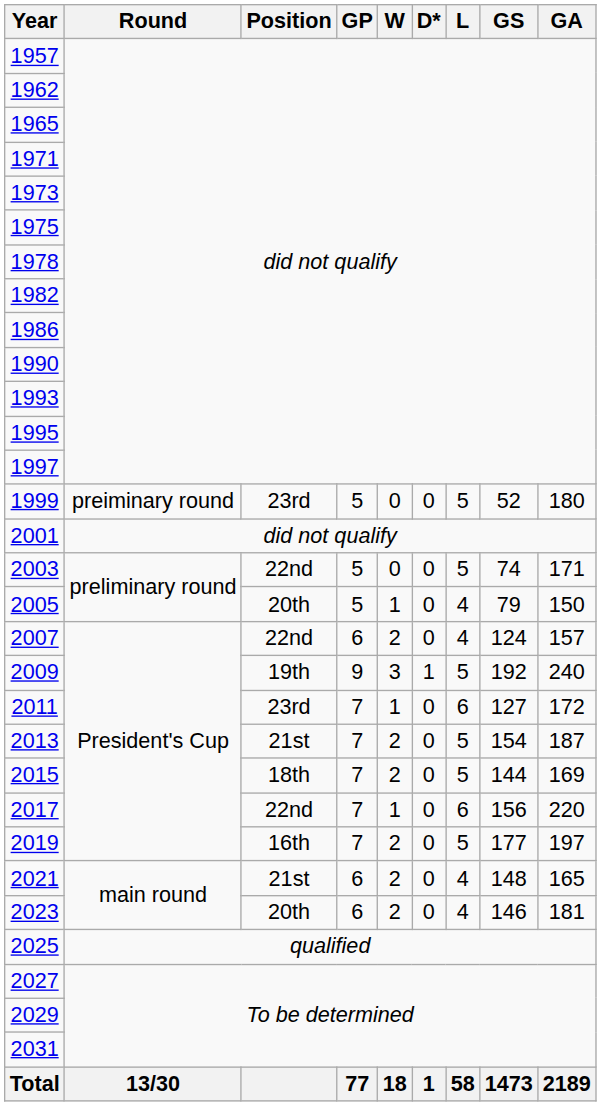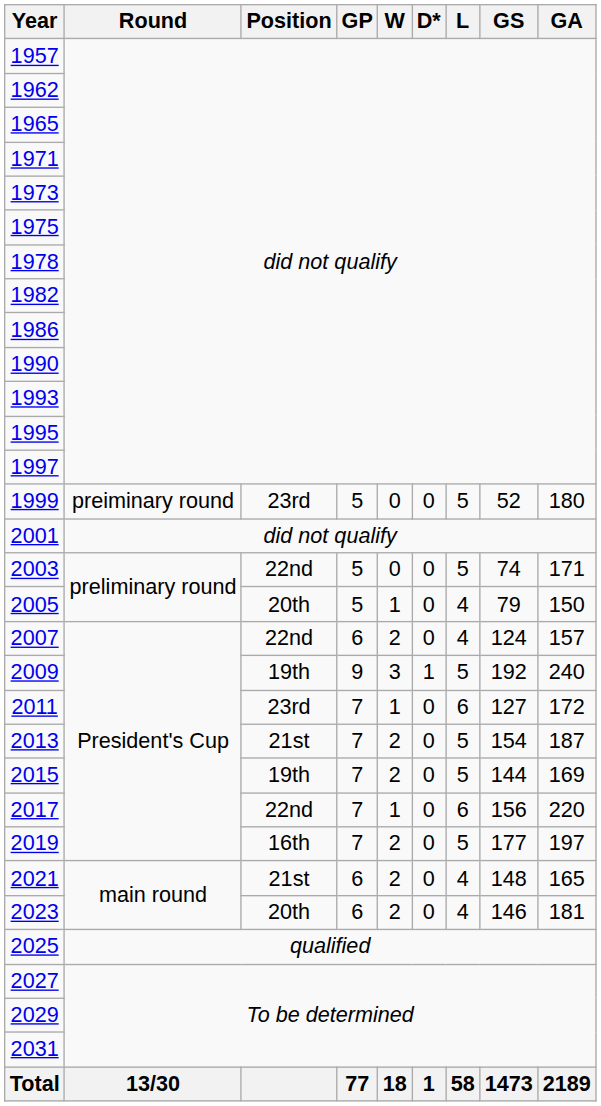(289, 775) 18th -> (289, 775) 19th
